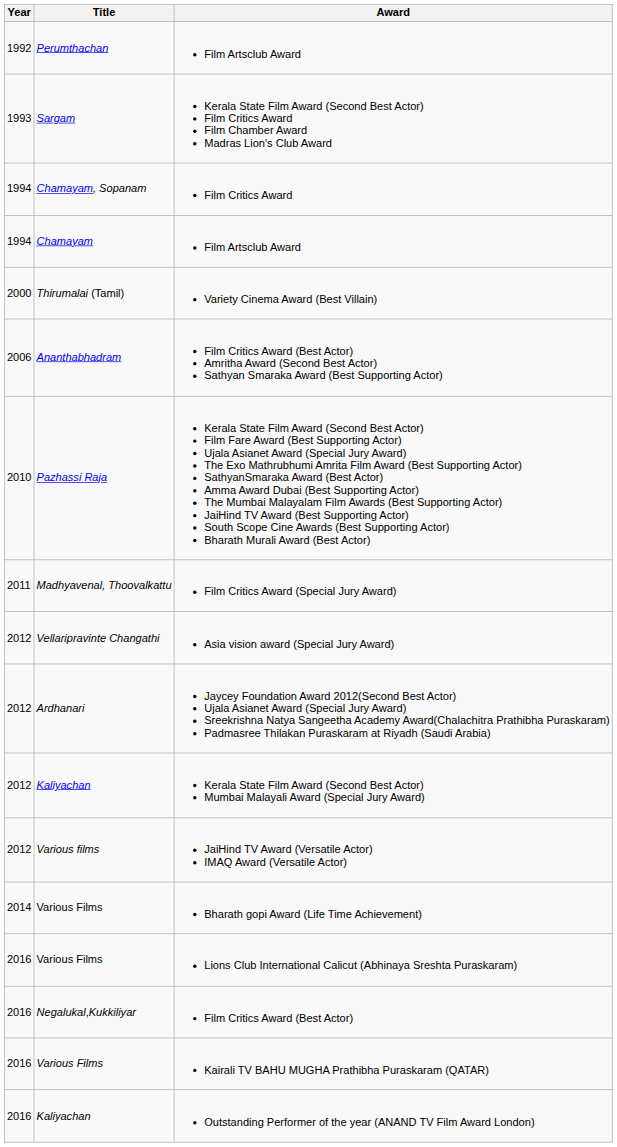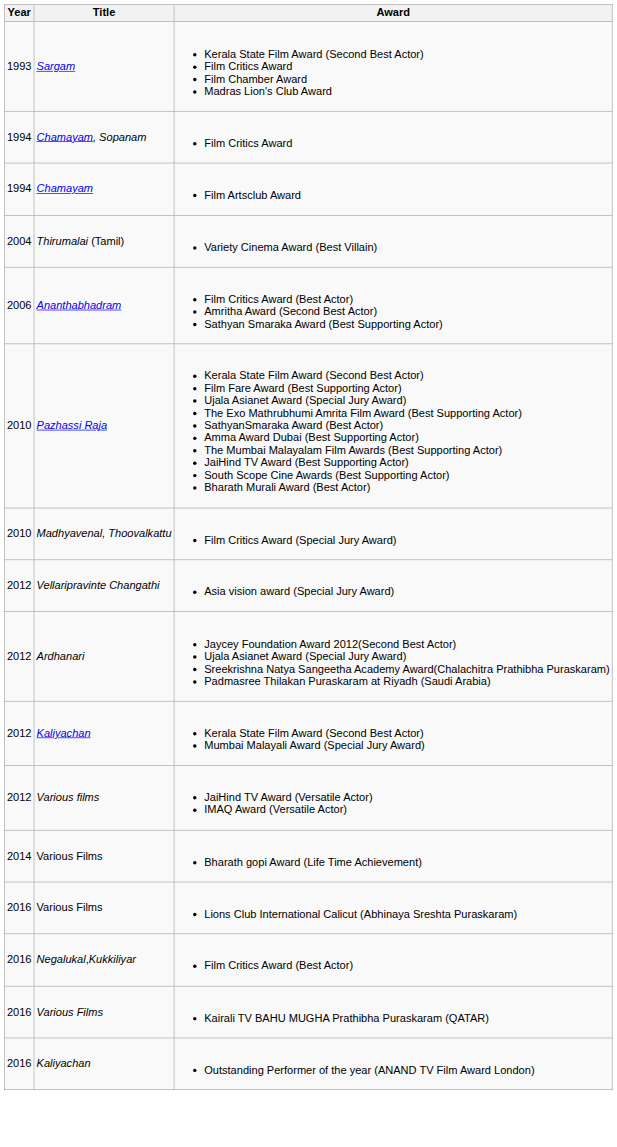- row: (72, 48)
(19, 293) 2000 -> (19, 241) 2004
(19, 585) 2011 -> (19, 533) 2010
